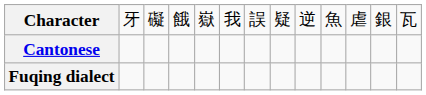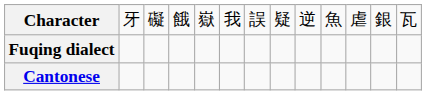rows swapped: (62, 76) <-> (62, 48)
